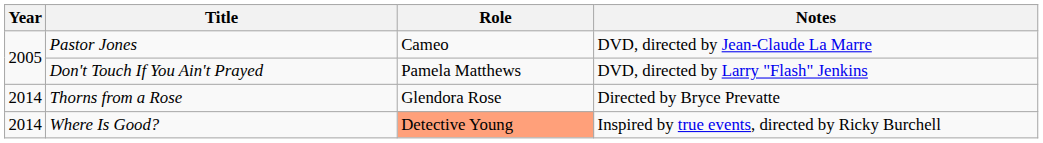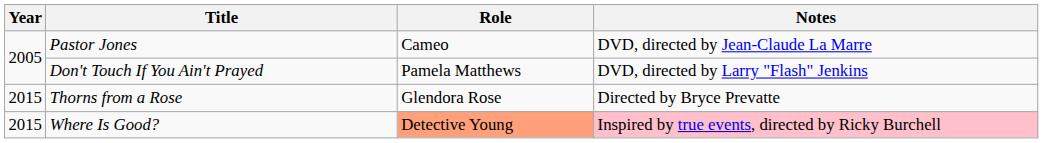(25, 97) 2014 -> (25, 97) 2015
(25, 124) 2014 -> (25, 124) 2015
(769, 124) no background -> (769, 124) pink background
